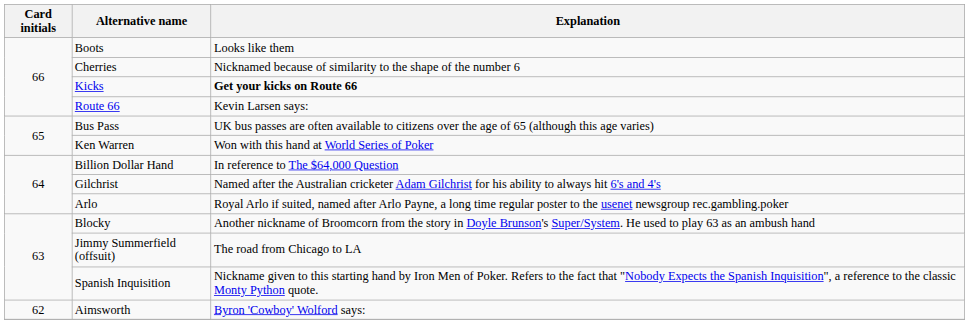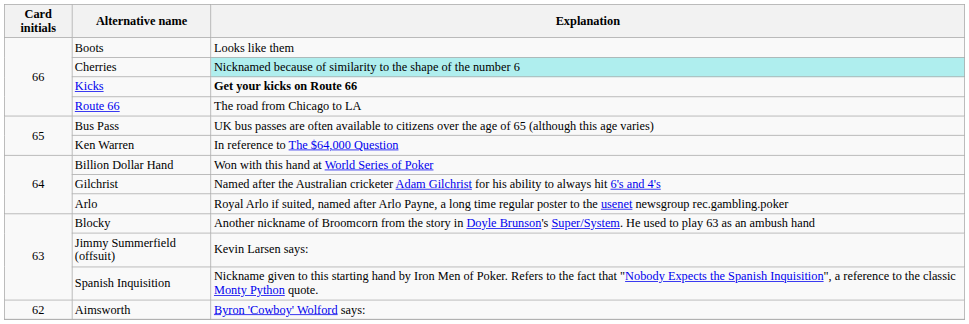(367, 67) no background -> (367, 67) paleturquoise background
(261, 106) Kevin Larsen says: -> (288, 106) The road from Chicago to LA
(324, 145) Won with this hand at World Series of Poker -> (306, 145) In reference to The $64,000 Question
(306, 164) In reference to The $64,000 Question -> (324, 164) Won with this hand at World Series of Poker
(288, 249) The road from Chicago to LA -> (261, 249) Kevin Larsen says:
